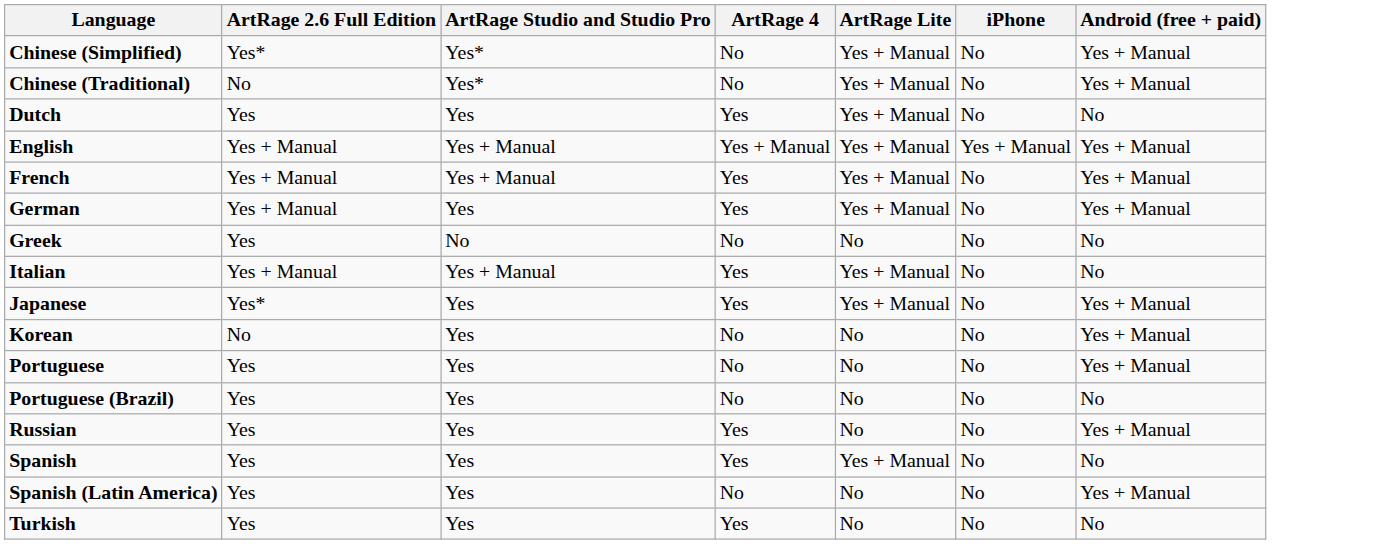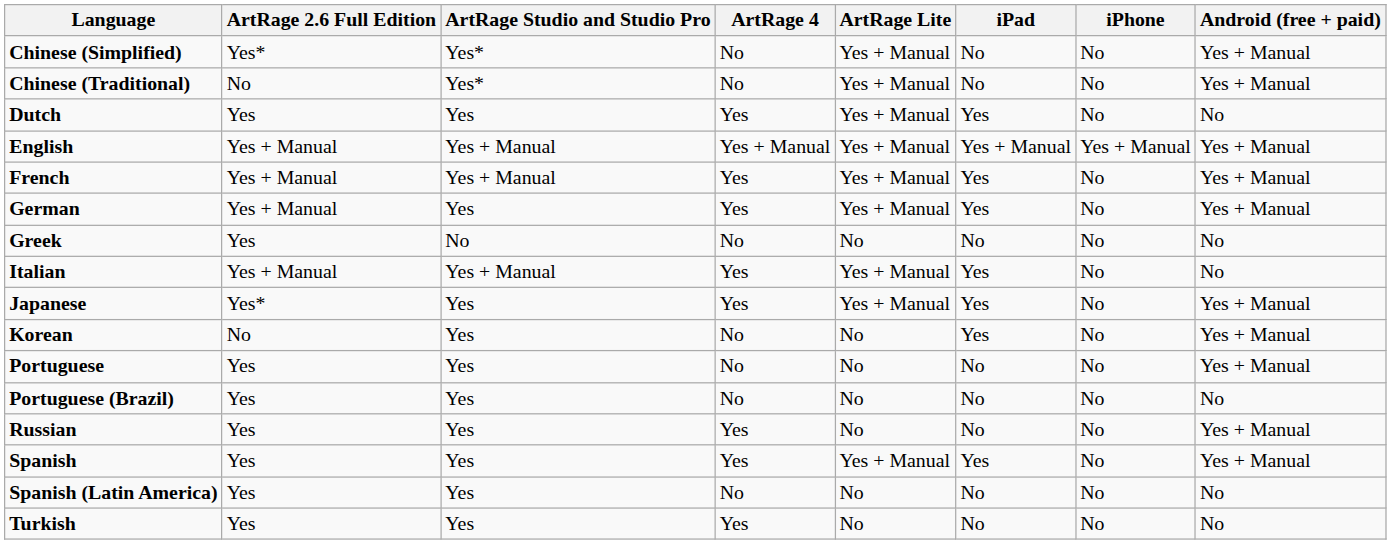+ column: (1016, 20)
(1092, 460) No -> (1255, 460) Yes + Manual
(1135, 492) Yes + Manual -> (1212, 492) No
